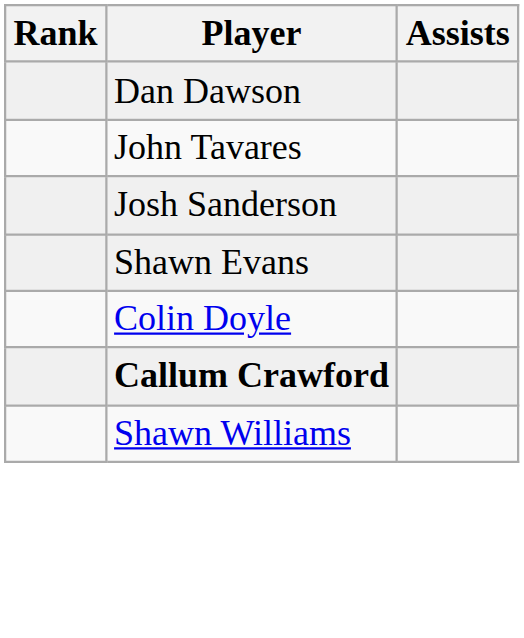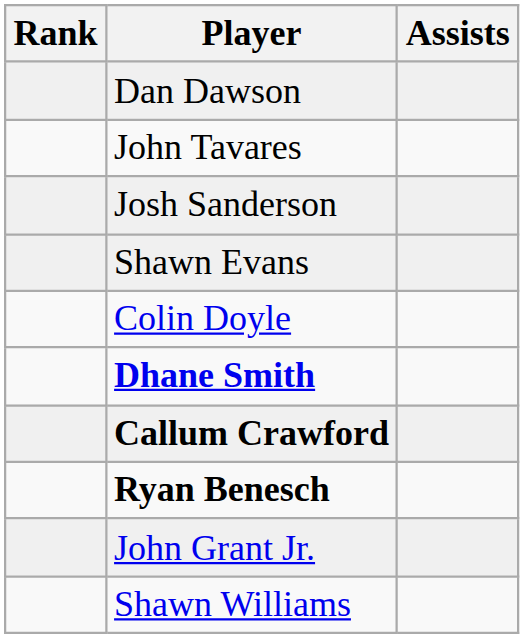+ row: (215, 375)
+ row: (222, 489)
+ row: (215, 546)
